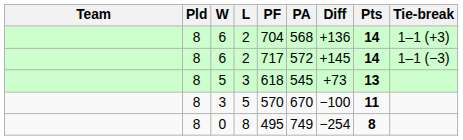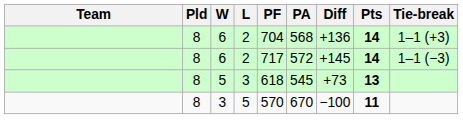- row: (222, 124)
